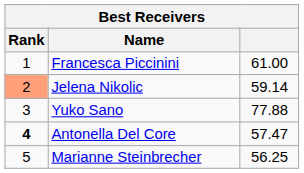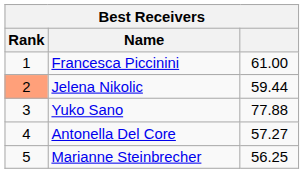(270, 87) 59.14 -> (270, 87) 59.44
(26, 133) bold -> (26, 133) normal
(270, 133) 57.47 -> (270, 133) 57.27
